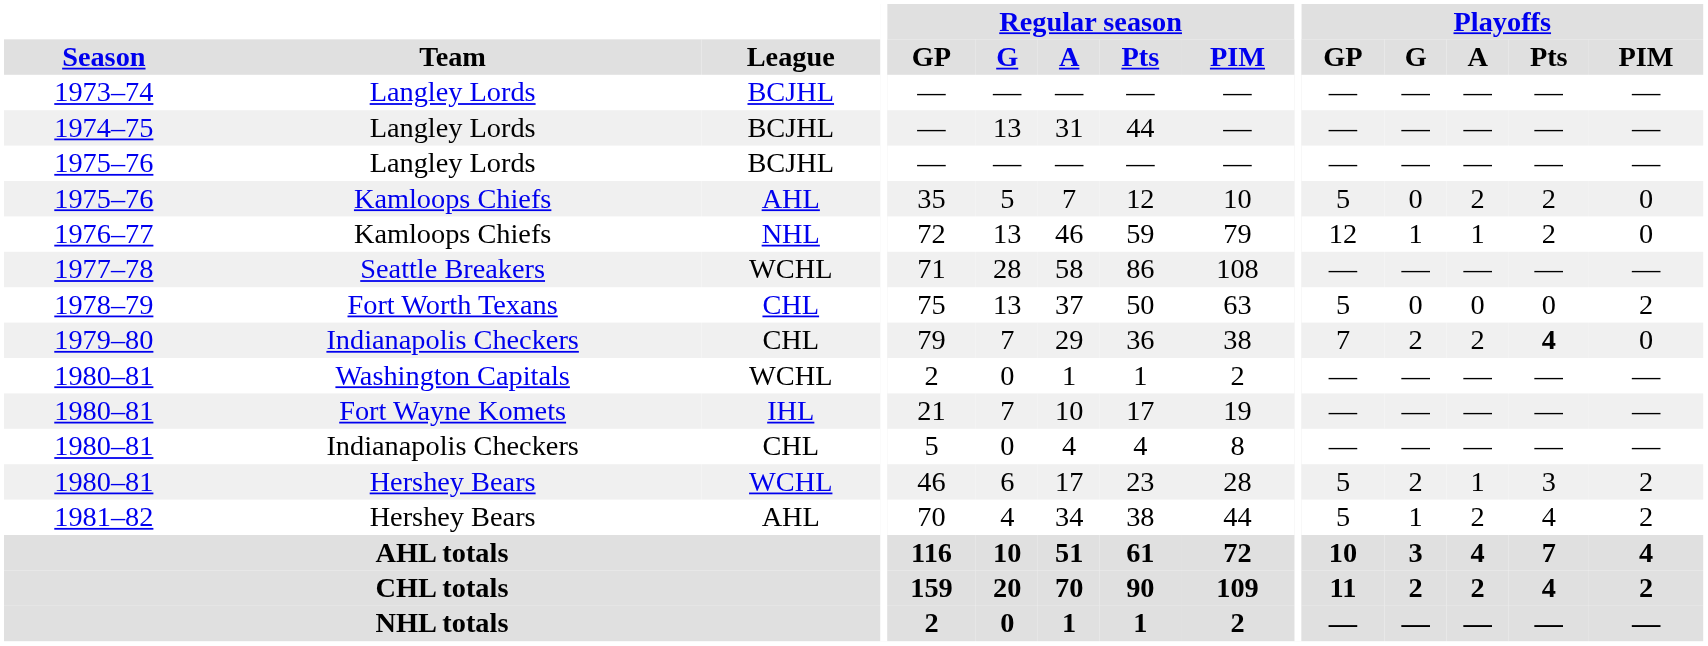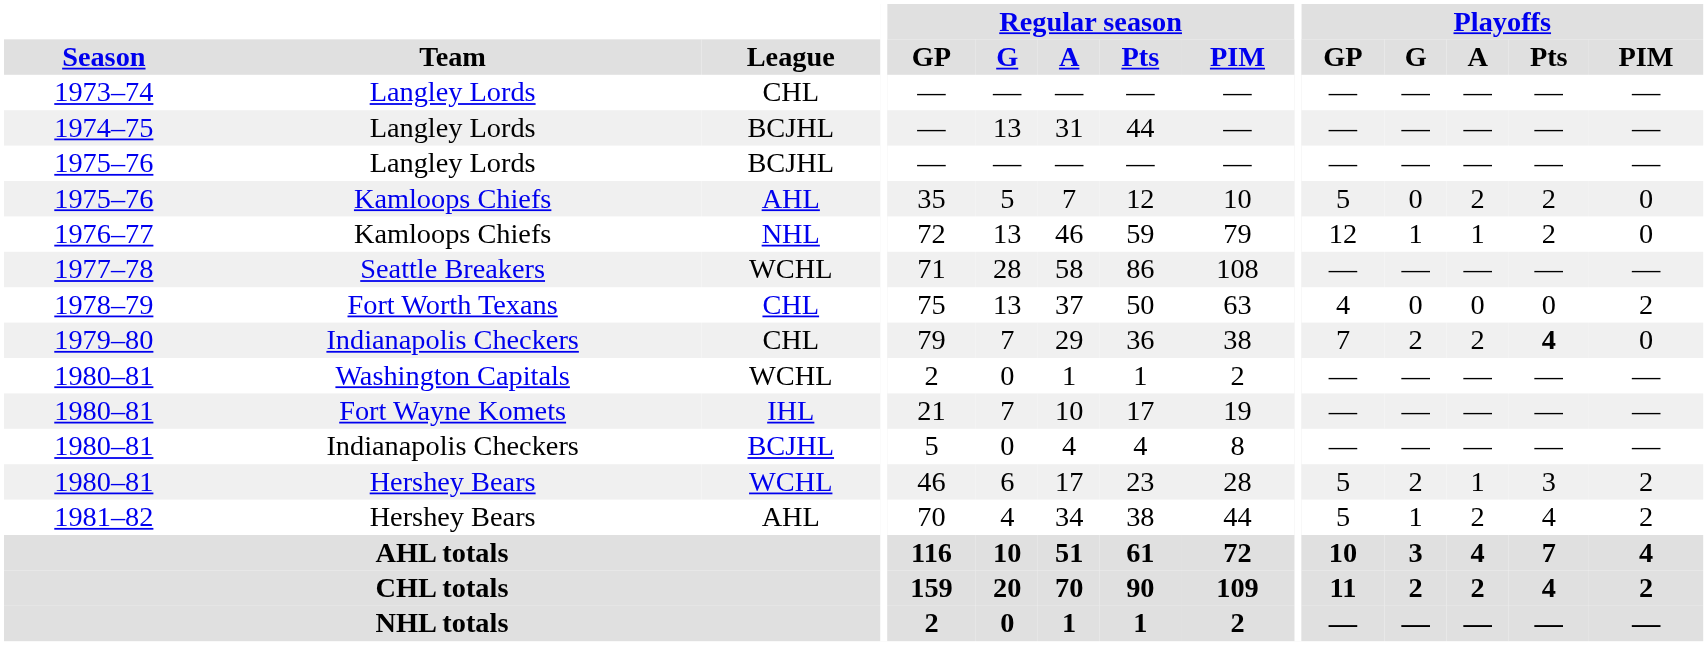(791, 92) BCJHL -> (791, 92) CHL
(1343, 304) 5 -> (1343, 304) 4
(791, 446) CHL -> (791, 446) BCJHL
